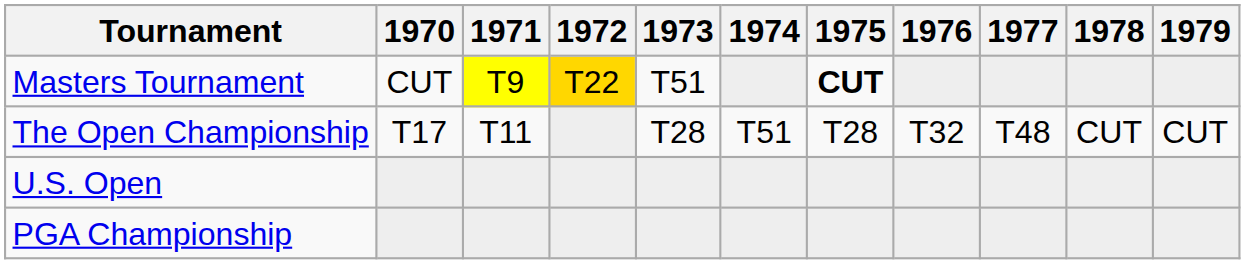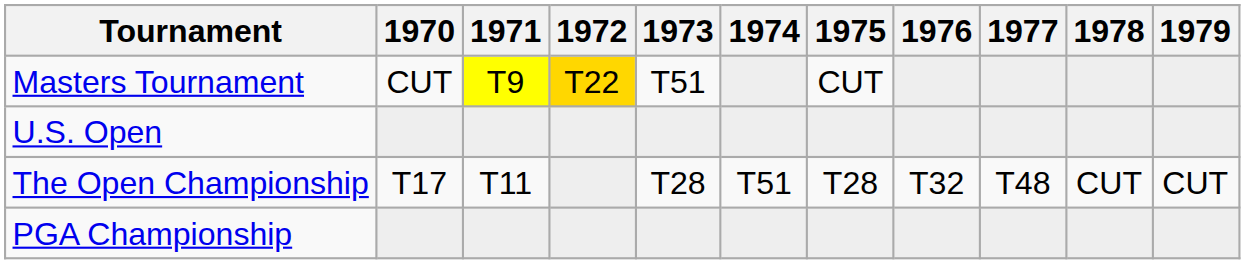(850, 81) bold -> (850, 81) normal
rows swapped: (87, 183) <-> (191, 132)
